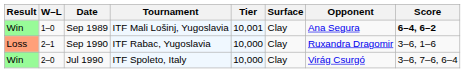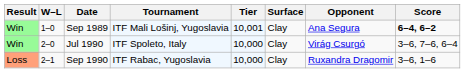rows swapped: (85, 59) <-> (87, 43)
